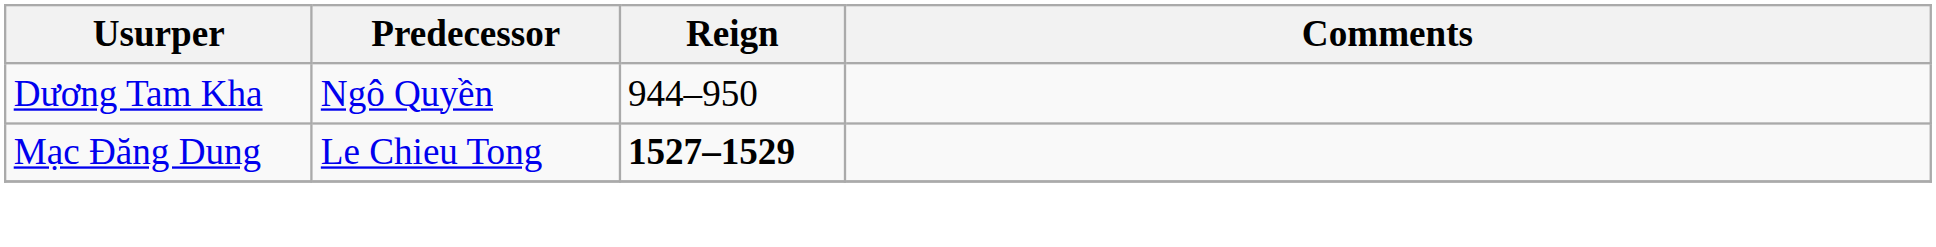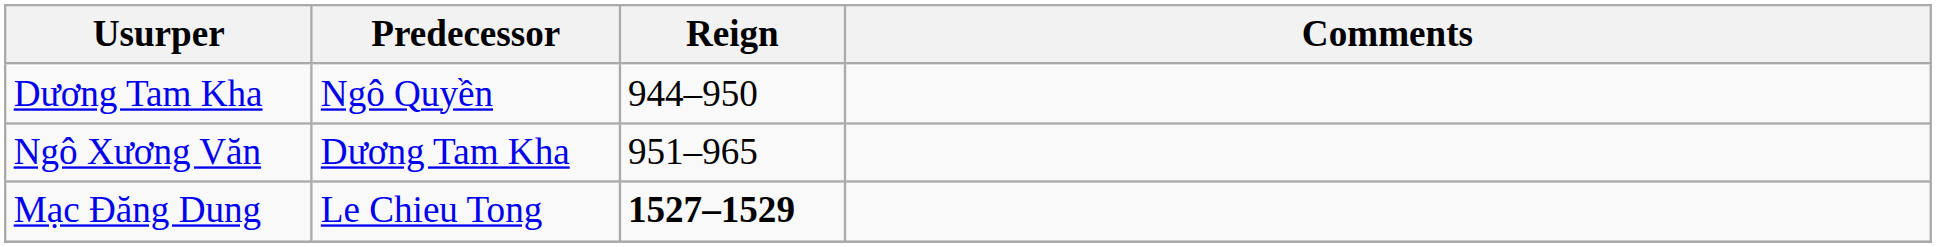+ row: (137, 151)
